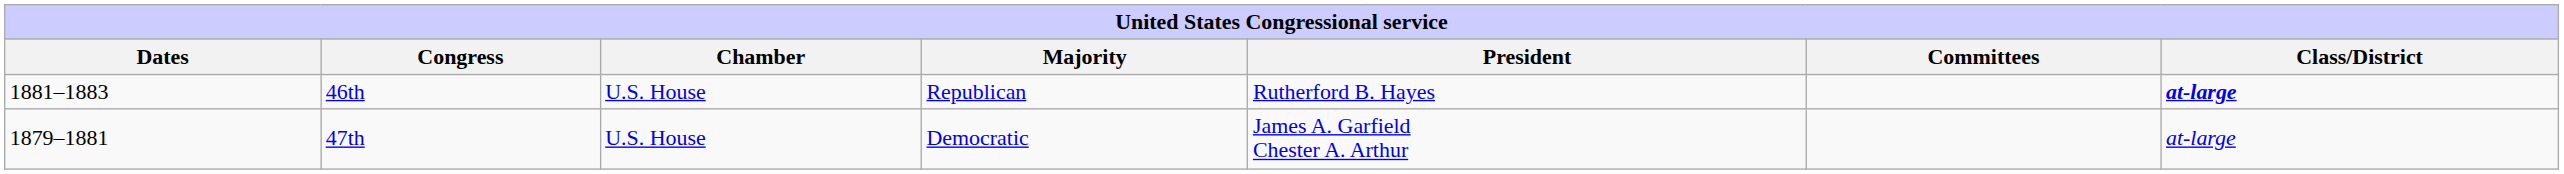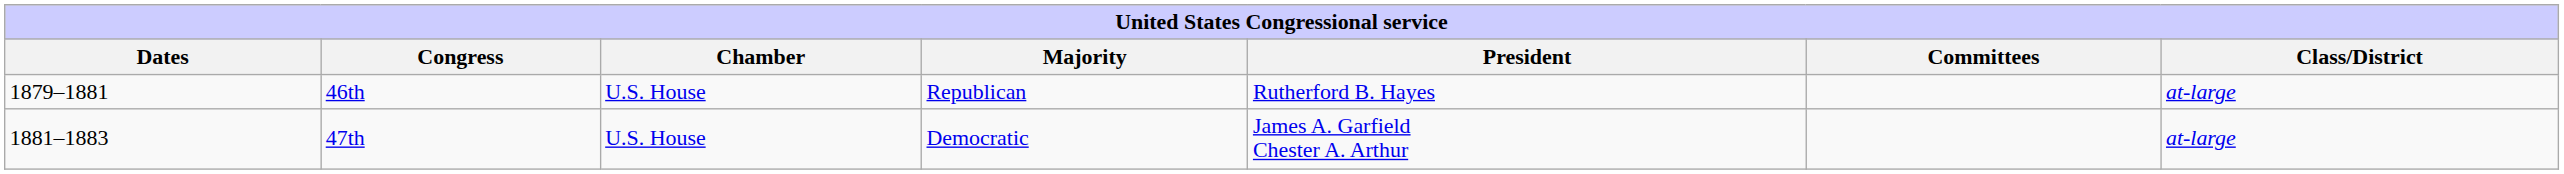(59, 91) 1881–1883 -> (59, 91) 1879–1881
(2201, 91) bold -> (2201, 91) normal
(59, 138) 1879–1881 -> (59, 138) 1881–1883
